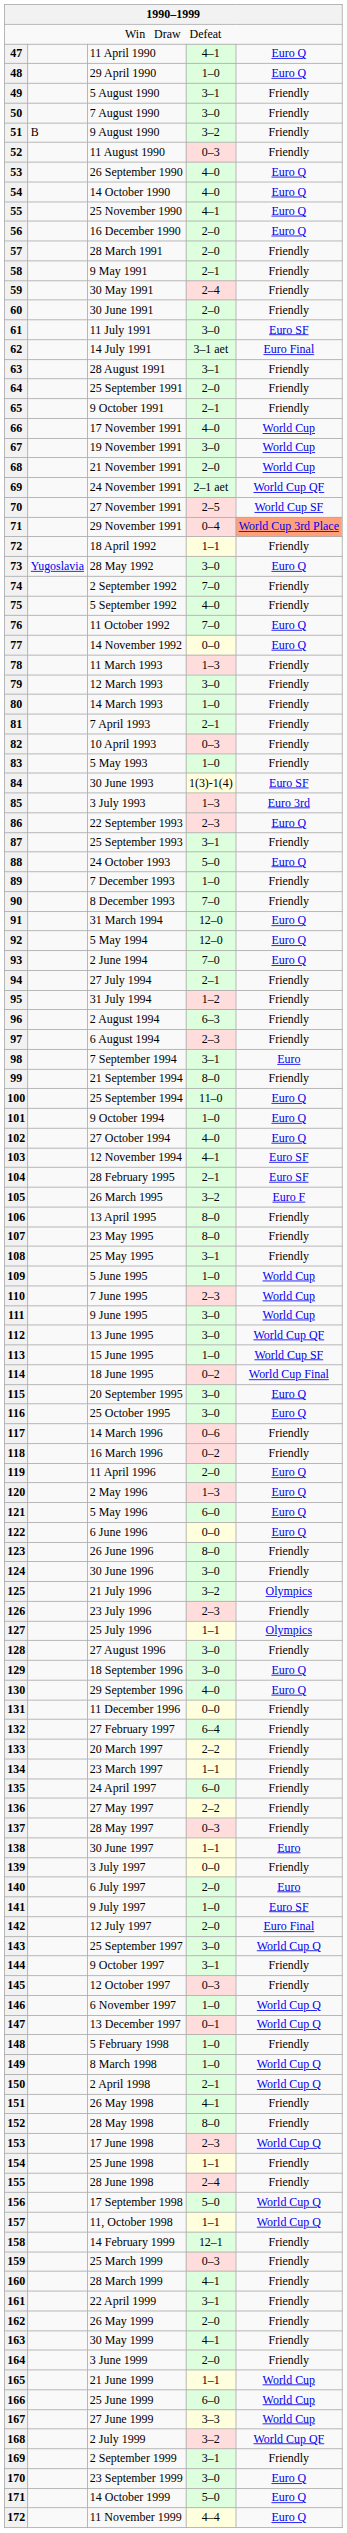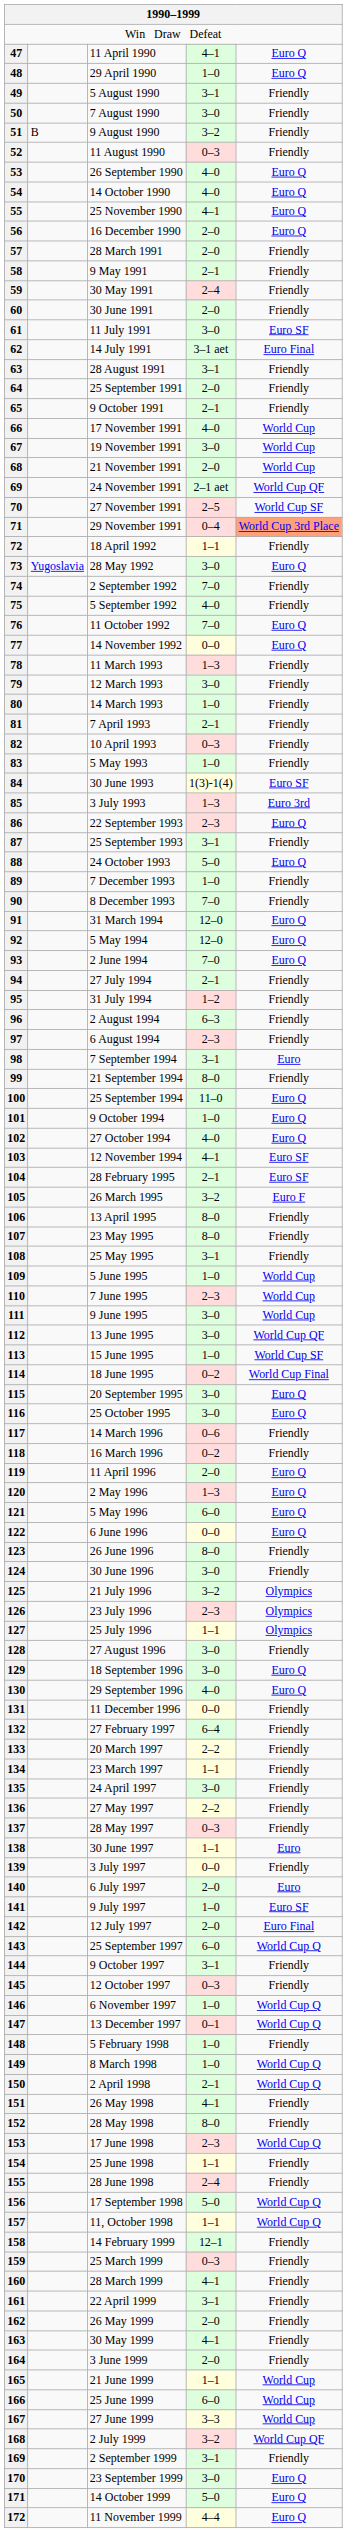(289, 1611) Friendly -> (289, 1611) Olympics
(211, 1788) 6–0 -> (211, 1788) 3–0
(211, 1946) 3–0 -> (211, 1946) 6–0
